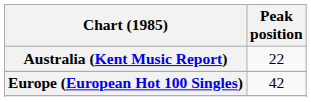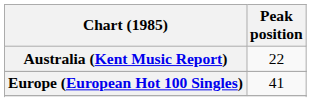(276, 83) 42 -> (276, 83) 41
